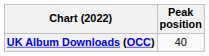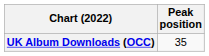(181, 42) 40 -> (181, 42) 35
